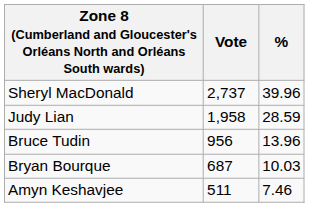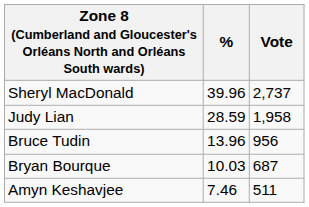columns swapped: (231, 42) <-> (281, 42)
